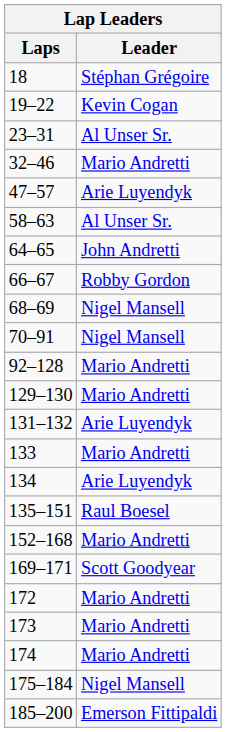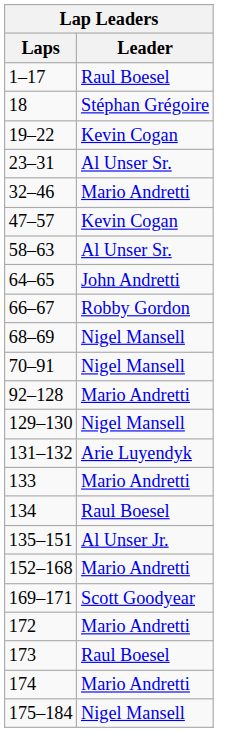+ row: (27, 76)
(136, 192) Arie Luyendyk -> (129, 221) Kevin Cogan
(135, 395) Mario Andretti -> (133, 423) Nigel Mansell
(136, 481) Arie Luyendyk -> (125, 510) Raul Boesel
(125, 510) Raul Boesel -> (125, 539) Al Unser Jr.
(135, 626) Mario Andretti -> (125, 655) Raul Boesel
- row: (41, 713)
